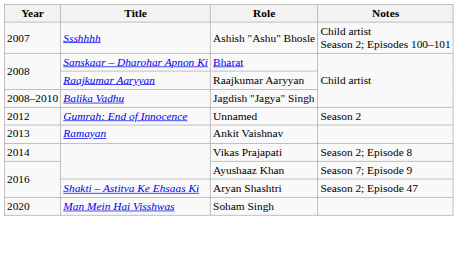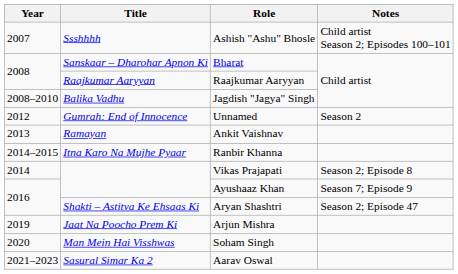+ row: (248, 152)
+ row: (244, 224)
+ row: (243, 260)
